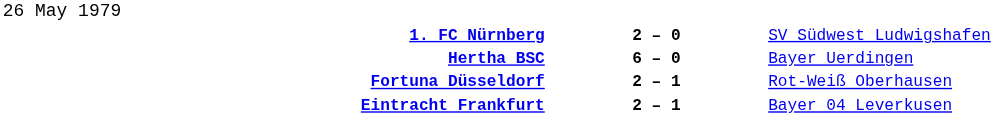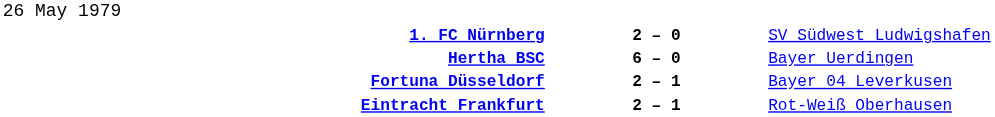(860, 82) Rot-Weiß Oberhausen -> (860, 82) Bayer 04 Leverkusen
(860, 106) Bayer 04 Leverkusen -> (860, 106) Rot-Weiß Oberhausen
